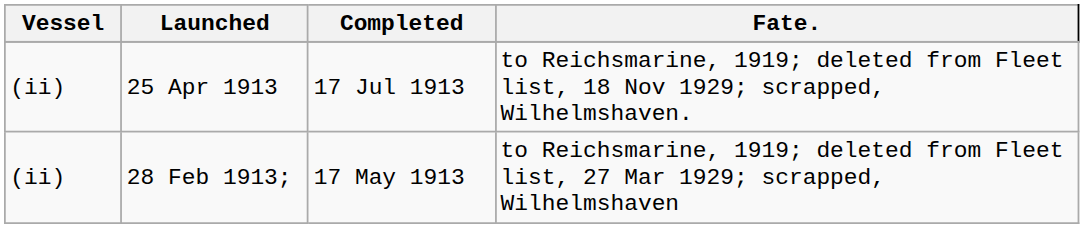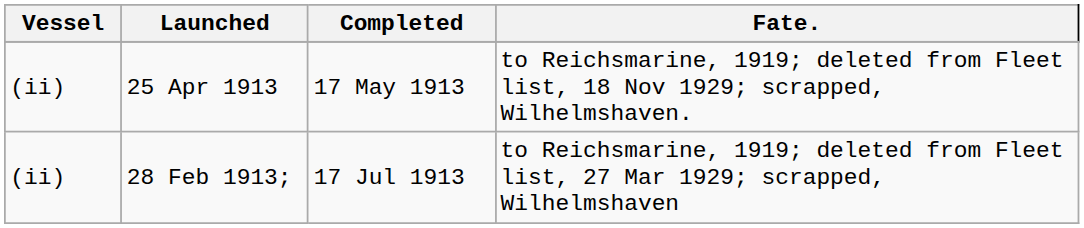(389, 87) 17 Jul 1913 -> (389, 87) 17 May 1913
(389, 177) 17 May 1913 -> (389, 177) 17 Jul 1913
